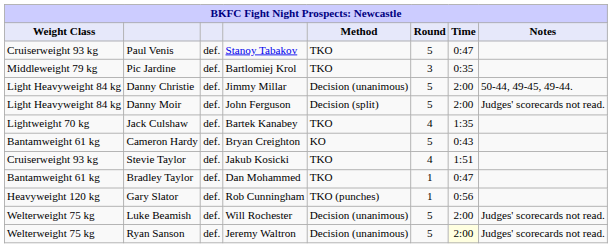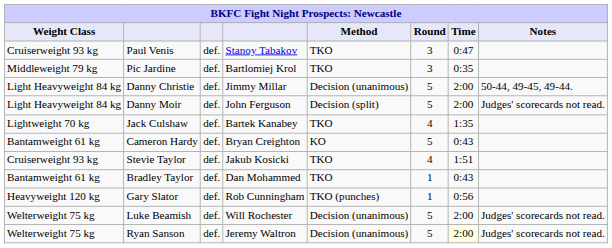(430, 50) 5 -> (430, 50) 3
(463, 178) 0:47 -> (463, 178) 0:43
